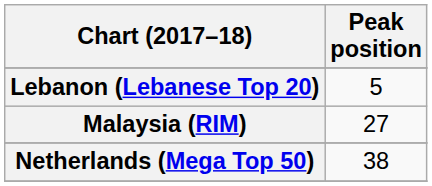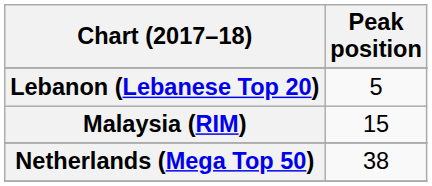(376, 124) 27 -> (376, 124) 15
